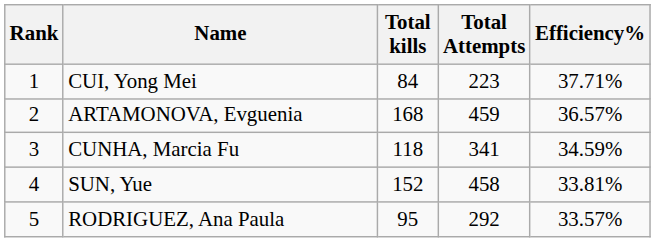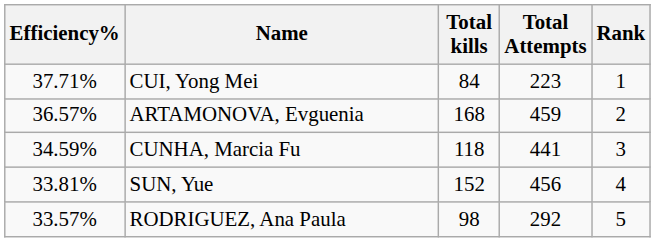columns swapped: (34, 34) <-> (590, 34)
(484, 149) 341 -> (545, 149) 441
(484, 184) 458 -> (545, 184) 456
(408, 218) 95 -> (469, 218) 98
